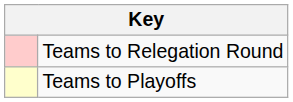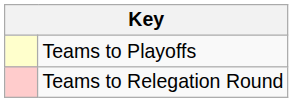rows swapped: (119, 81) <-> (163, 50)
